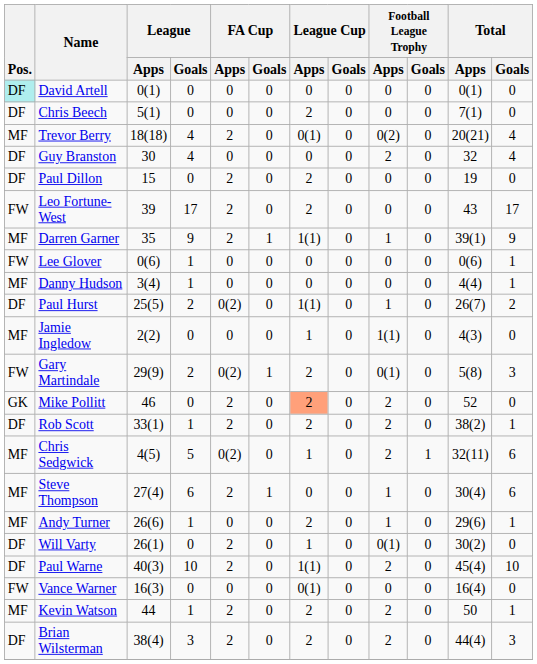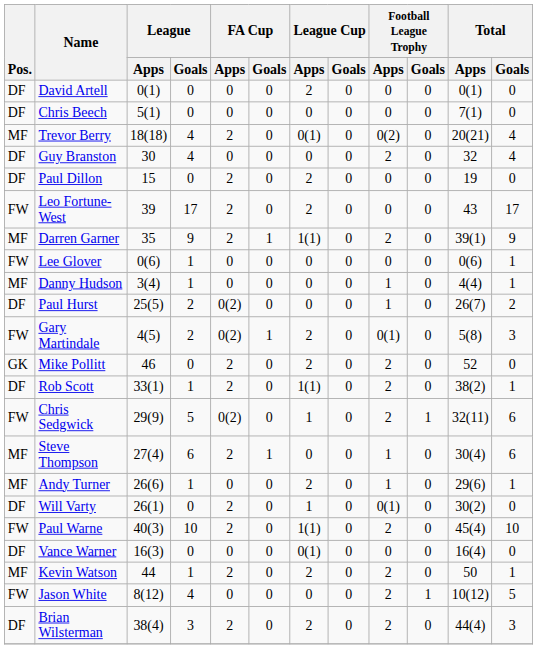(17, 91) paleturquoise background -> (17, 91) no background
(309, 91) 0 -> (309, 91) 2
(309, 113) 2 -> (309, 113) 0
(388, 239) 1 -> (388, 239) 2
(388, 283) 0 -> (388, 283) 1
(309, 305) 1(1) -> (309, 305) 0
- row: (65, 335)
(148, 372) 29(9) -> (148, 335) 4(5)
(309, 402) lightsalmon background -> (309, 365) no background
(309, 424) 2 -> (309, 387) 1(1)
(18, 454) MF -> (18, 417) FW
(148, 454) 4(5) -> (148, 417) 29(9)
(17, 566) DF -> (18, 528) FW
(18, 588) FW -> (17, 551) DF
+ row: (73, 595)
